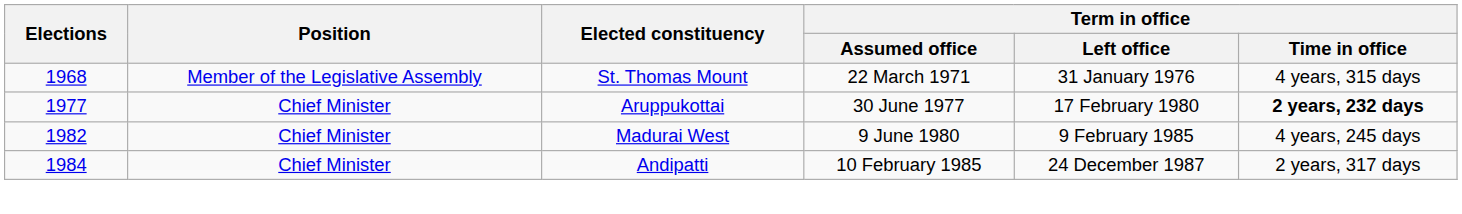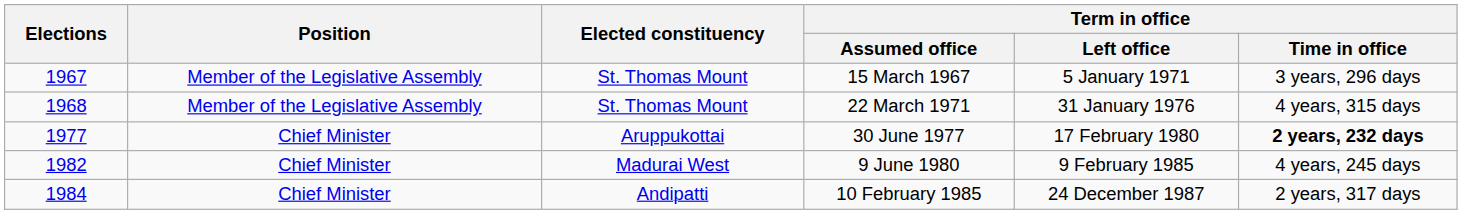+ row: (909, 77)
